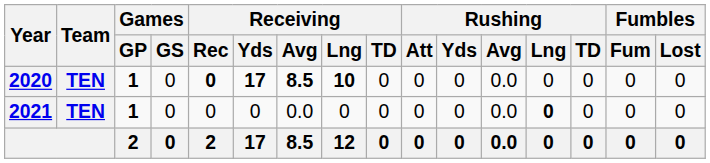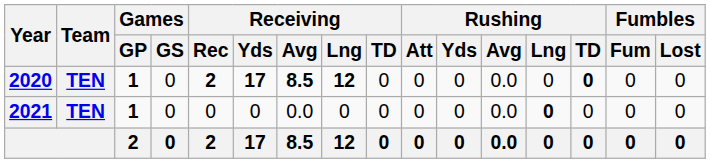(211, 81) 0 -> (211, 81) 2
(344, 81) 10 -> (344, 81) 12
(588, 81) normal -> (588, 81) bold
